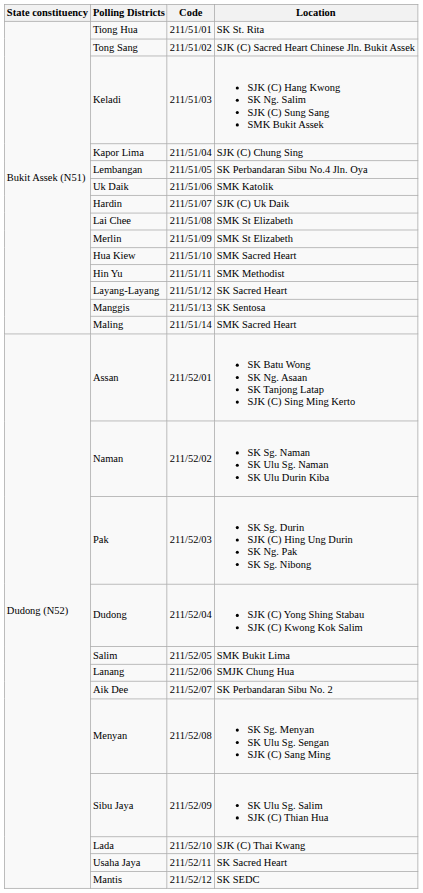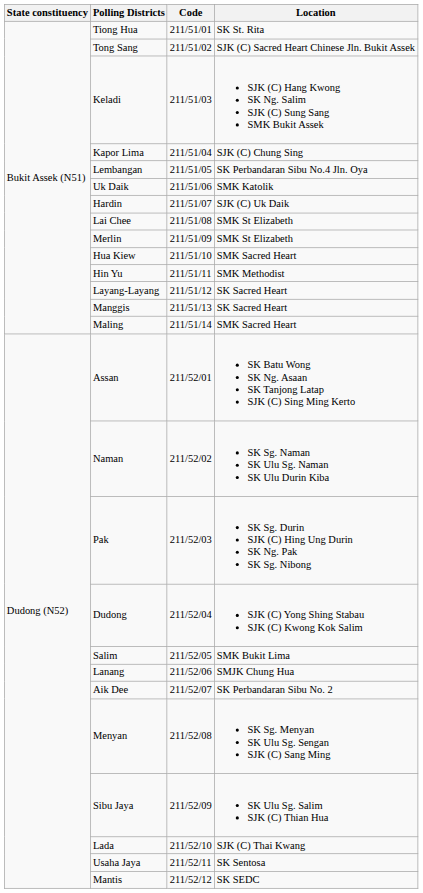(241, 307) SK Sentosa -> (252, 307) SK Sacred Heart
(252, 862) SK Sacred Heart -> (241, 862) SK Sentosa
